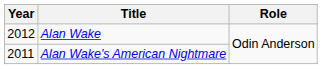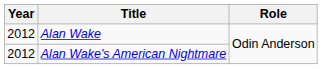(21, 53) 2011 -> (21, 53) 2012
